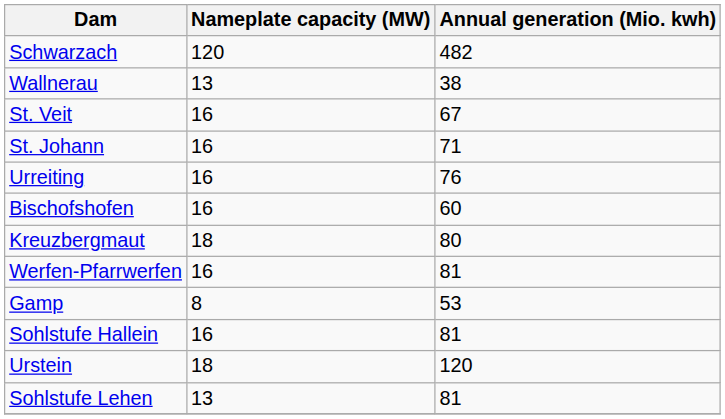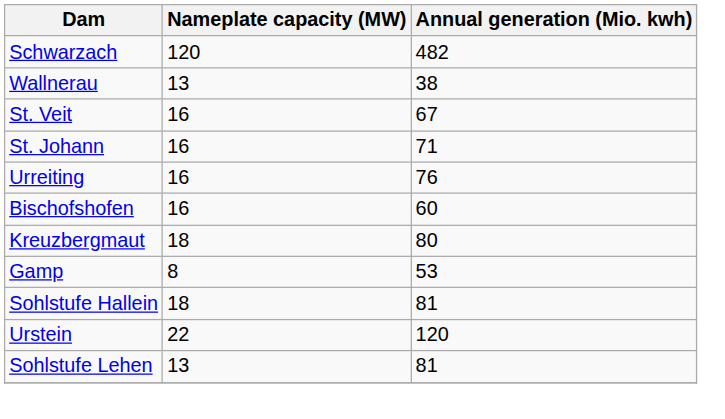- row: (96, 271)
(202, 334) 16 -> (178, 303) 18
(202, 366) 18 -> (178, 334) 22
